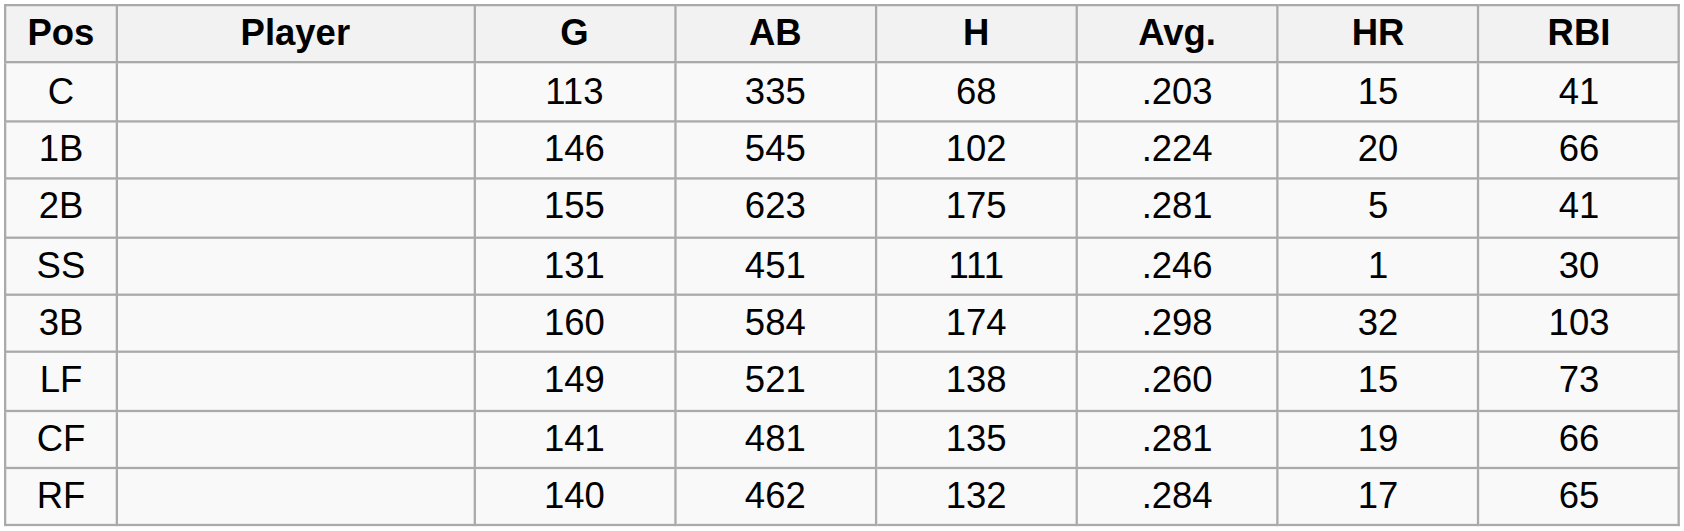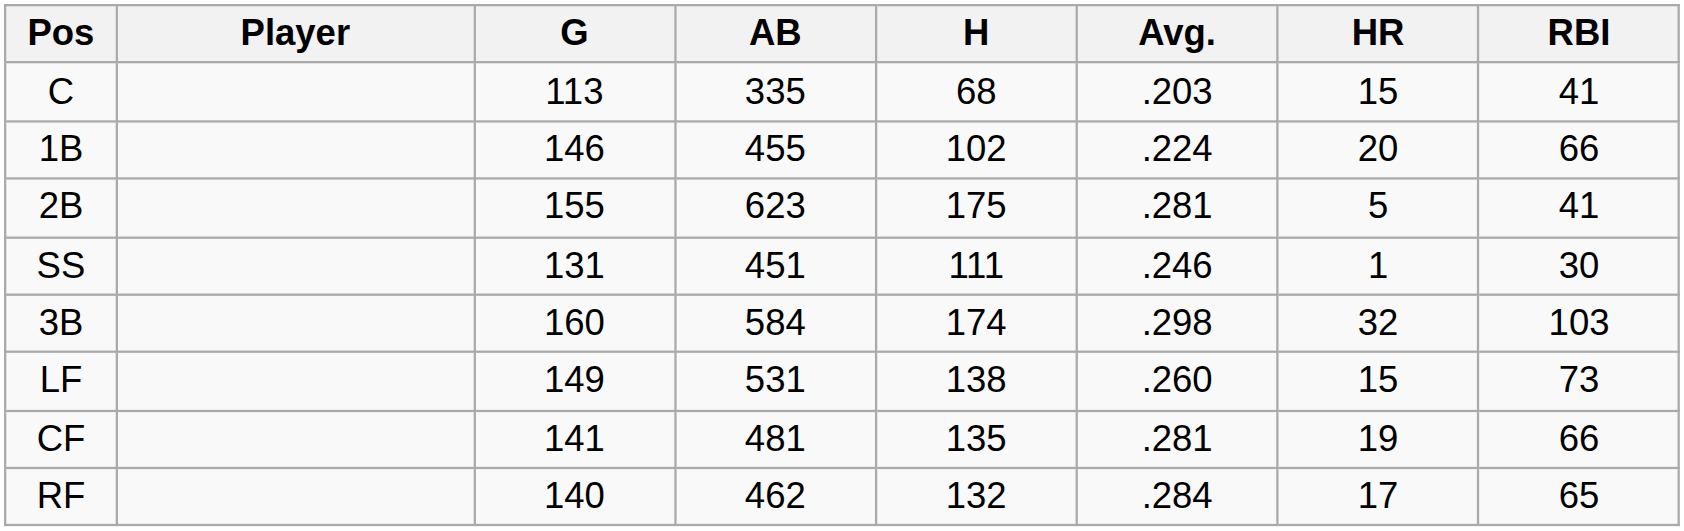(775, 149) 545 -> (775, 149) 455
(775, 380) 521 -> (775, 380) 531
